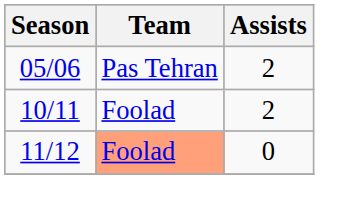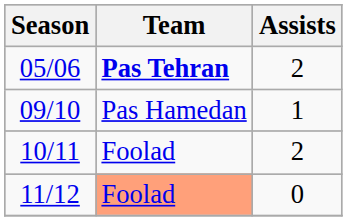(160, 67) normal -> (165, 67) bold
+ row: (50, 109)
